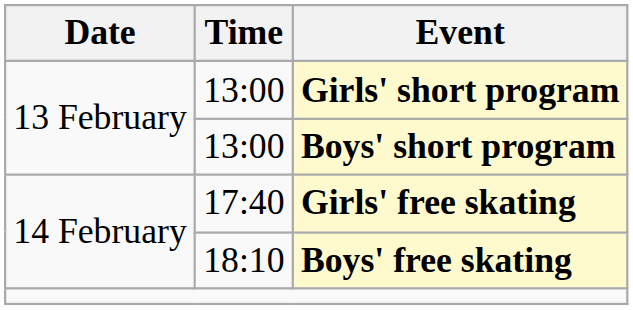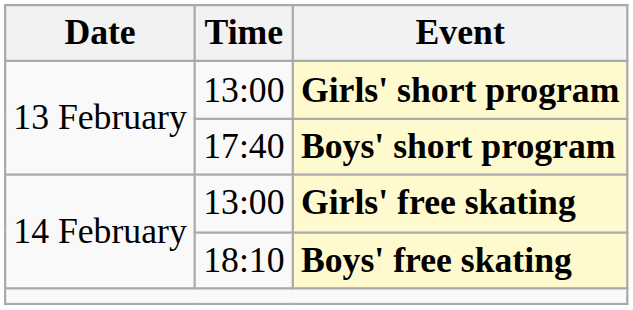(244, 145) 13:00 -> (244, 145) 17:40
(244, 202) 17:40 -> (244, 202) 13:00
